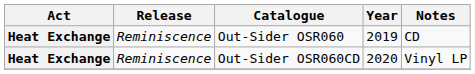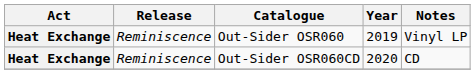(412, 37) CD -> (436, 37) Vinyl LP
(436, 58) Vinyl LP -> (412, 58) CD
